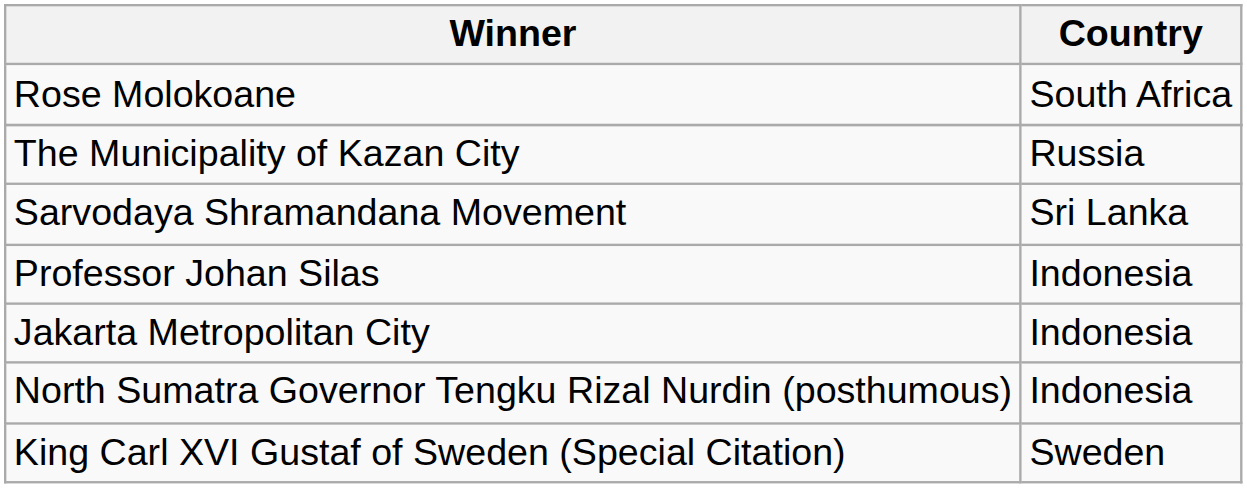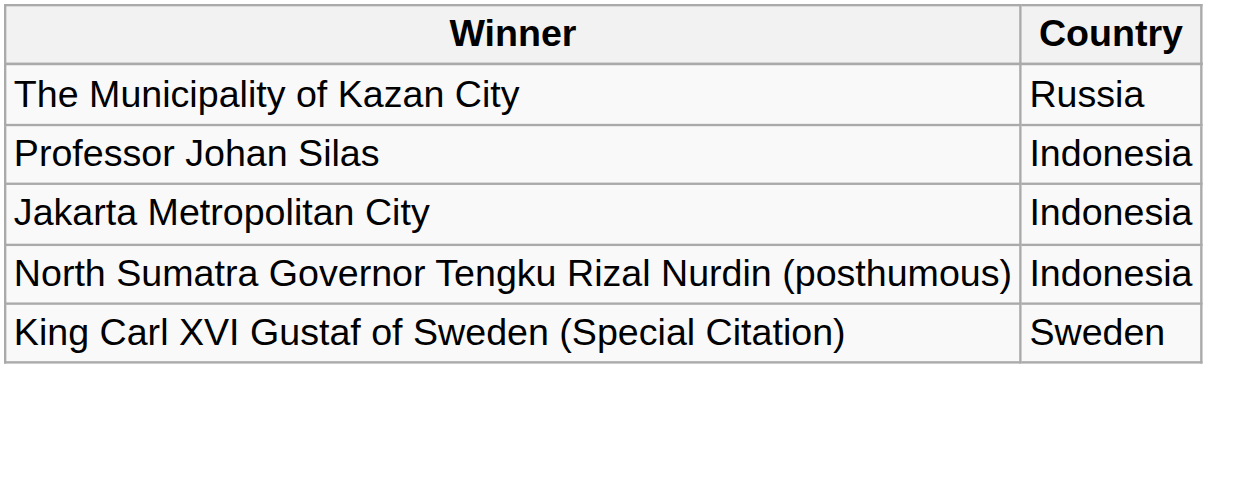- row: (155, 93)
- row: (320, 213)
